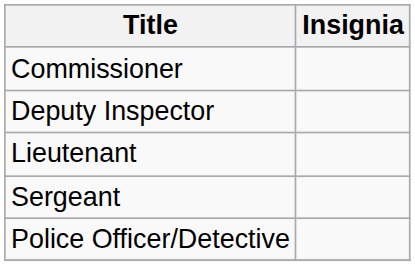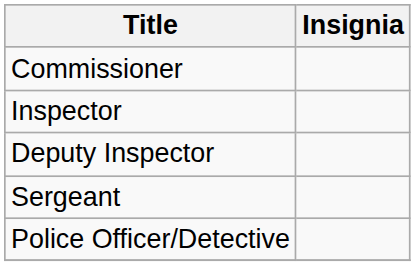+ row: (66, 111)
- row: (74, 153)
